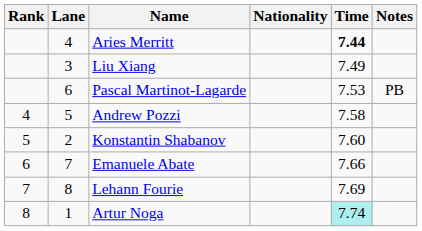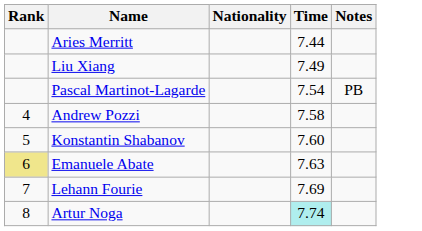- column: (68, 16)
(352, 41) bold -> (311, 41) normal
(352, 90) 7.53 -> (311, 90) 7.54
(26, 164) no background -> (26, 164) khaki background
(352, 164) 7.66 -> (311, 164) 7.63
